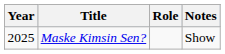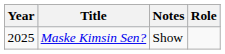columns swapped: (166, 15) <-> (201, 15)
